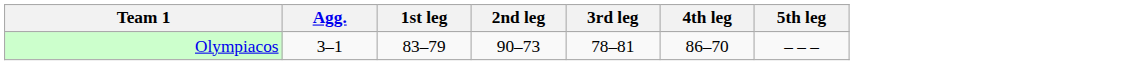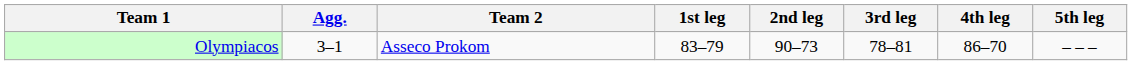+ column: (516, 18)
